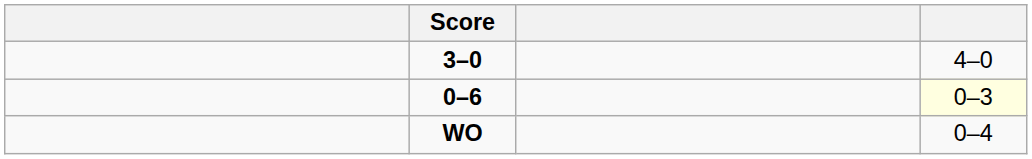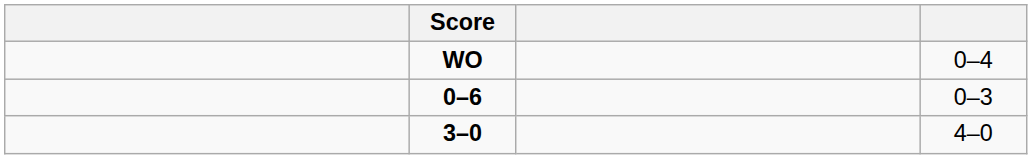rows swapped: (463, 60) <-> (463, 134)
(973, 97) lightyellow background -> (973, 97) no background
